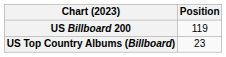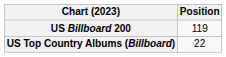(200, 44) 23 -> (200, 44) 22
